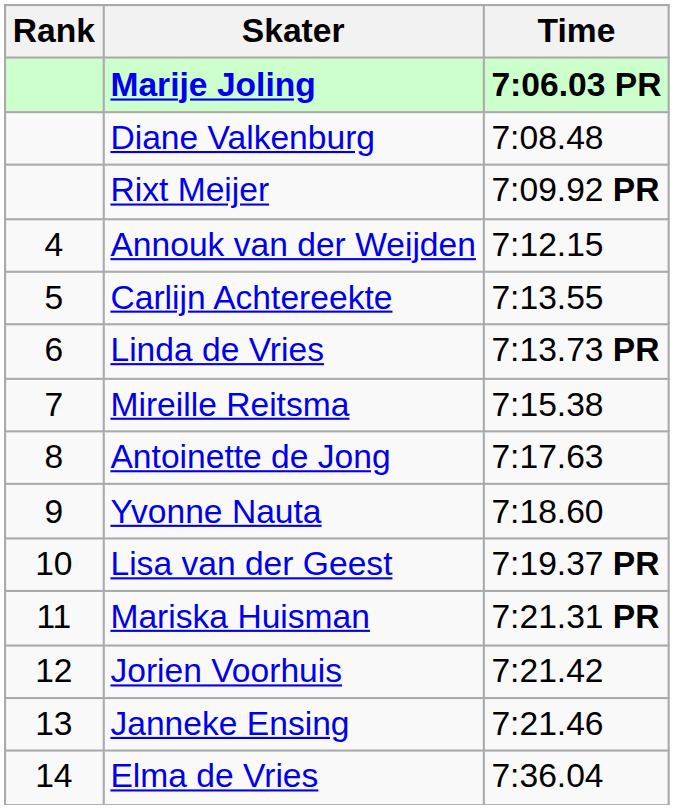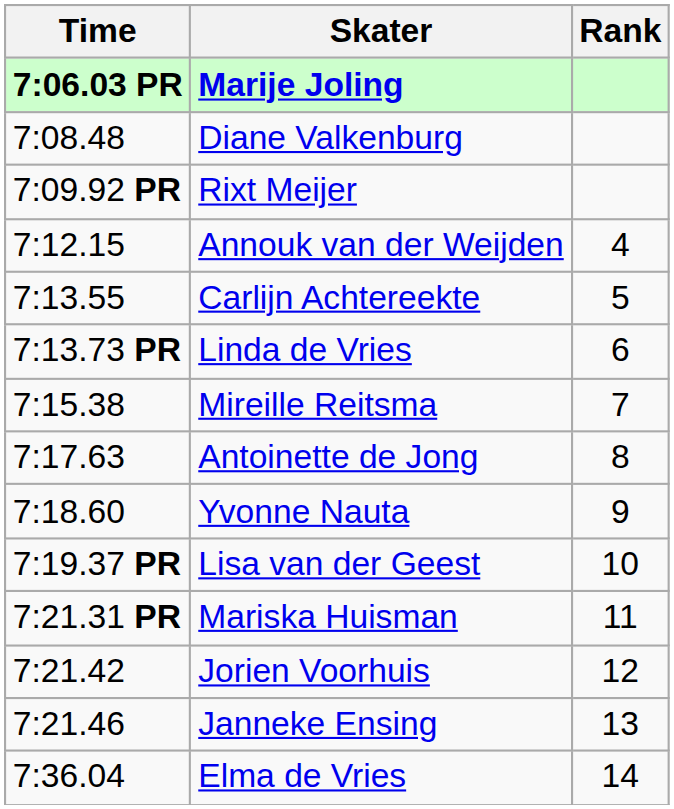columns swapped: (54, 31) <-> (576, 31)
